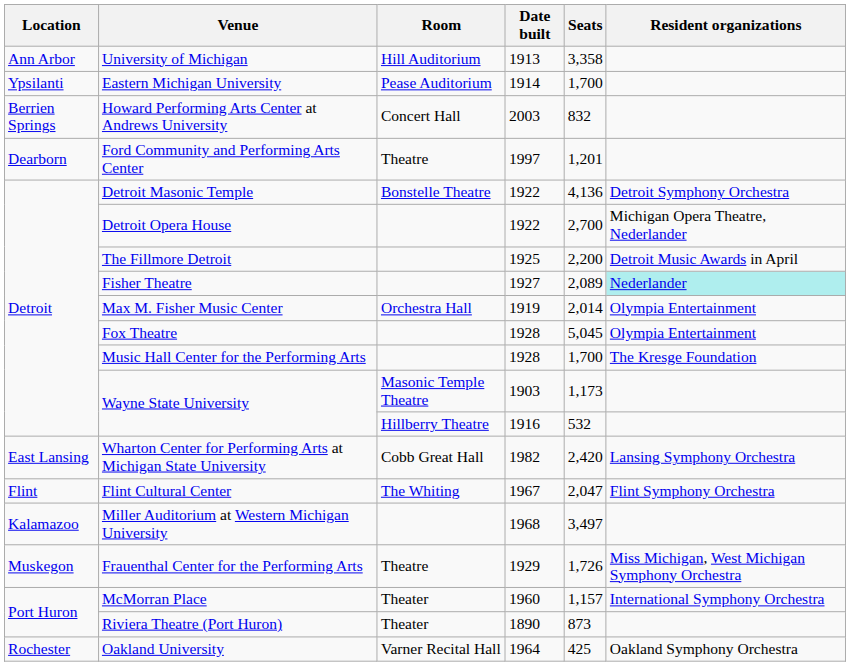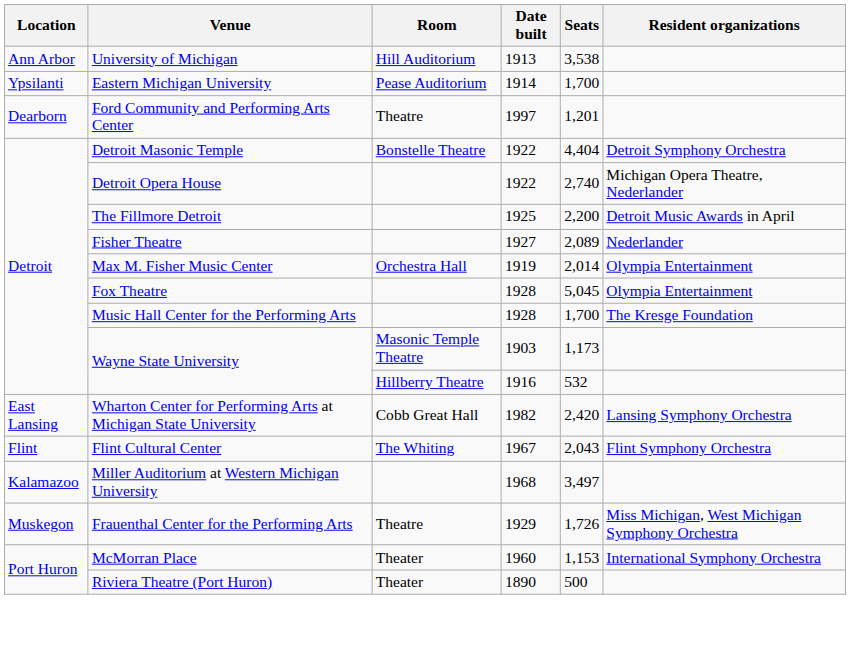(585, 58) 3,358 -> (582, 58) 3,538
- row: (209, 116)
(585, 192) 4,136 -> (582, 150) 4,404
(585, 225) 2,700 -> (582, 183) 2,740
(648, 283) paleturquoise background -> (645, 241) no background
(585, 490) 2,047 -> (582, 448) 2,043
(585, 599) 1,157 -> (582, 557) 1,153
(579, 624) 873 -> (576, 582) 500
- row: (163, 648)
